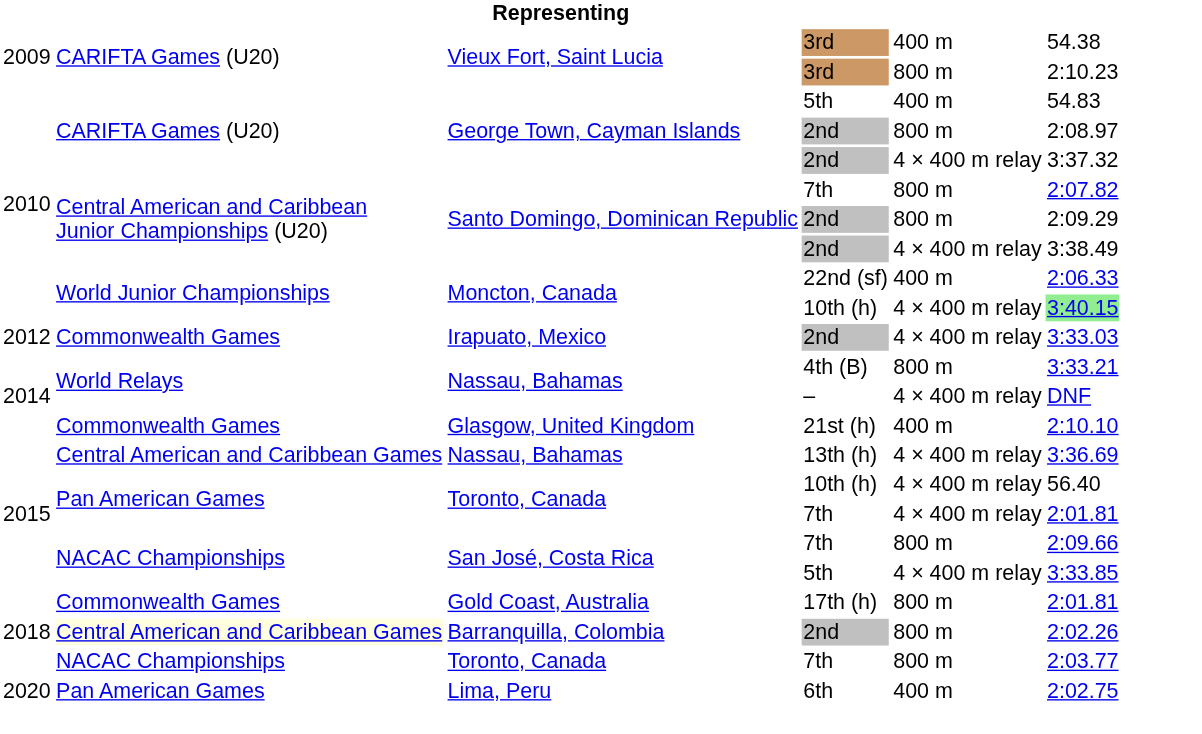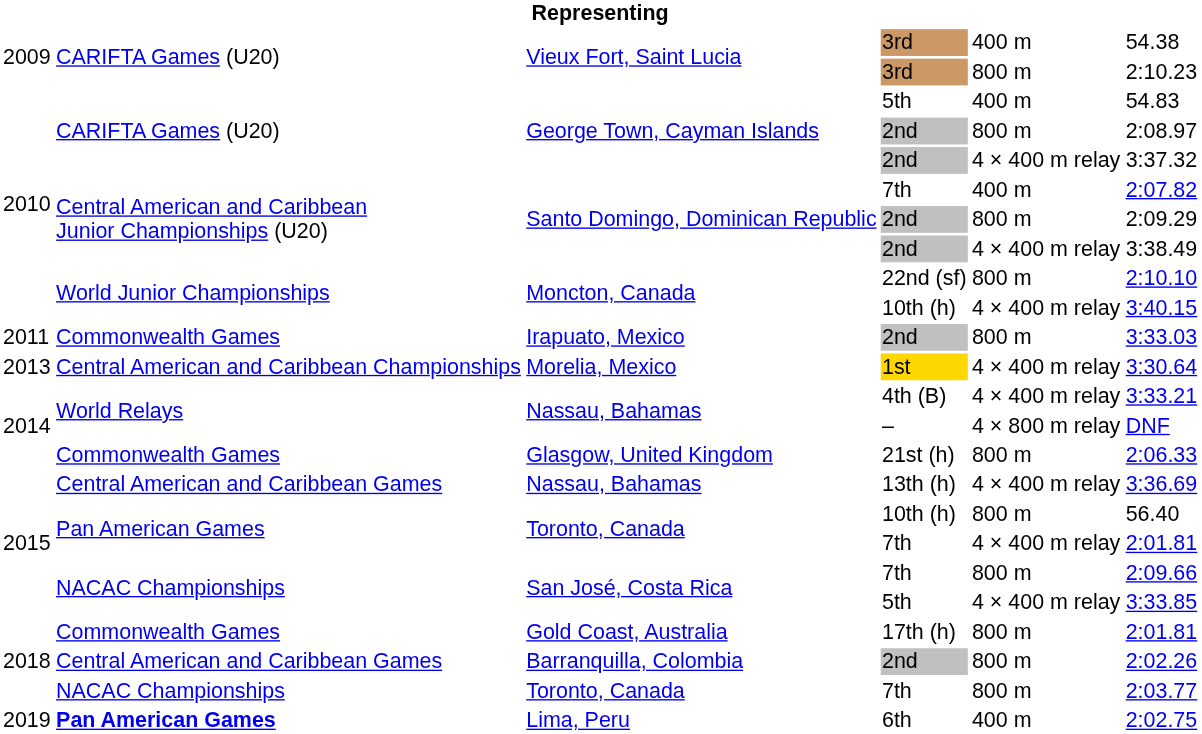(923, 189) 800 m -> (1002, 189) 400 m
(923, 278) 400 m -> (1002, 278) 800 m
(1083, 278) 2:06.33 -> (1161, 278) 2:10.10
(1083, 307) lightgreen background -> (1161, 307) no background
(27, 337) 2012 -> (26, 337) 2011
(967, 337) 4 × 400 m relay -> (1002, 337) 800 m
+ row: (601, 366)
(923, 366) 800 m -> (1046, 396) 4 × 400 m relay
(967, 396) 4 × 400 m relay -> (1046, 425) 4 × 800 m relay
(923, 425) 400 m -> (1002, 455) 800 m
(1083, 425) 2:10.10 -> (1161, 455) 2:06.33
(967, 484) 4 × 400 m relay -> (1002, 514) 800 m
(249, 631) lightyellow background -> (249, 661) no background
(27, 690) 2020 -> (27, 720) 2019
(160, 690) normal -> (166, 720) bold
